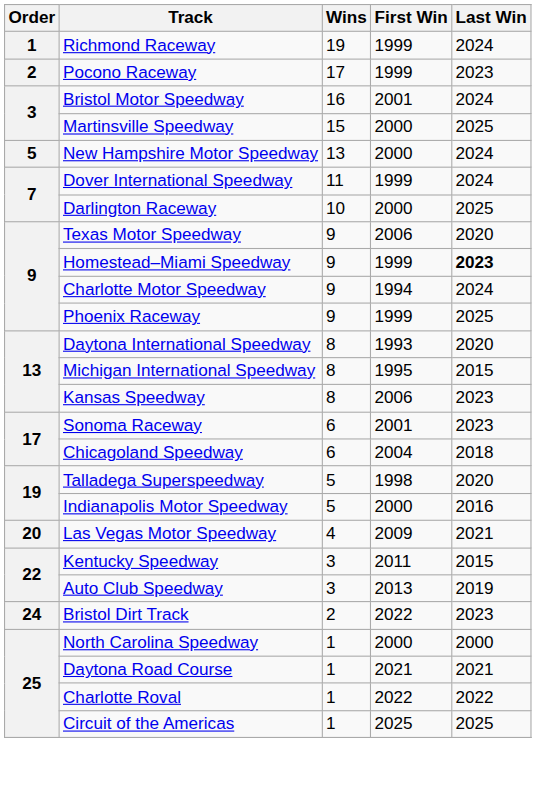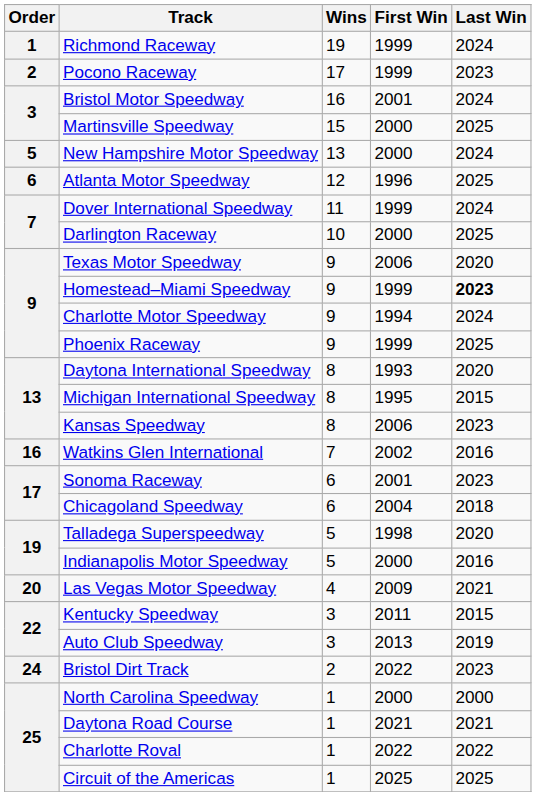+ row: (156, 180)
+ row: (163, 452)
